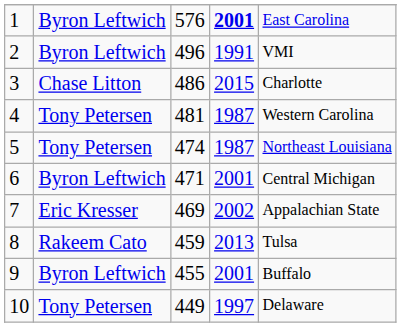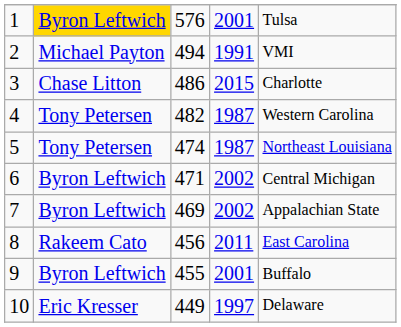(102, 20) no background -> (102, 20) gold background
(234, 20) bold -> (234, 20) normal
(306, 20) East Carolina -> (280, 20) Tulsa
(102, 52) Byron Leftwich -> (102, 52) Michael Payton
(190, 52) 496 -> (190, 52) 494
(190, 115) 481 -> (190, 115) 482
(234, 178) 2001 -> (234, 178) 2002
(88, 210) Eric Kresser -> (102, 210) Byron Leftwich
(190, 242) 459 -> (190, 242) 456
(234, 242) 2013 -> (234, 242) 2011
(280, 242) Tulsa -> (306, 242) East Carolina
(95, 305) Tony Petersen -> (88, 305) Eric Kresser
